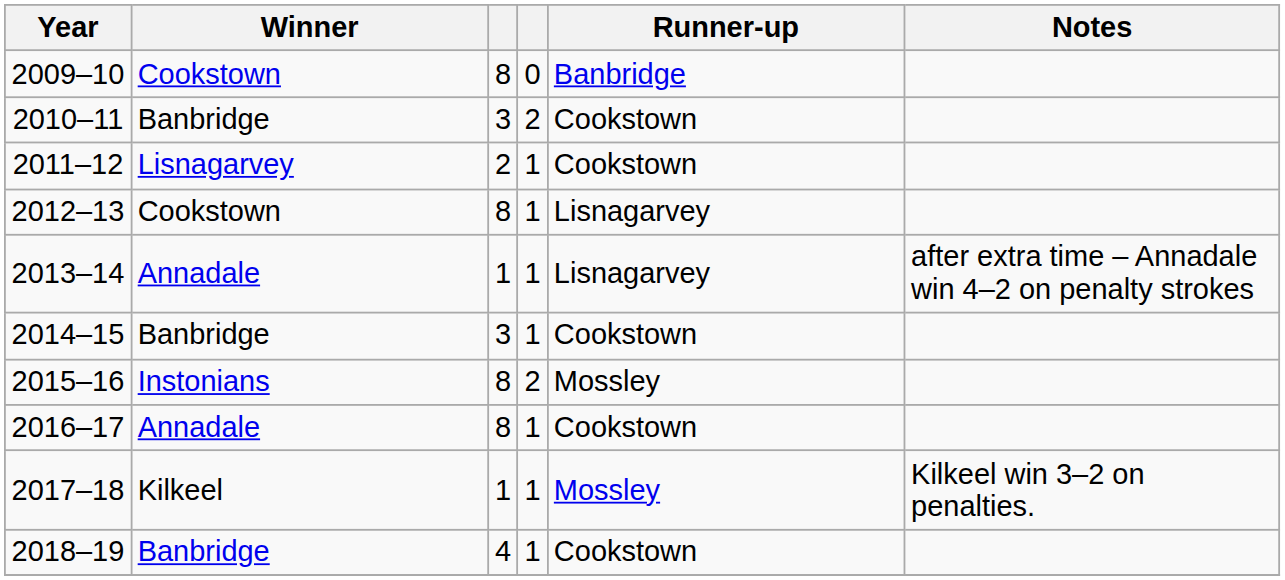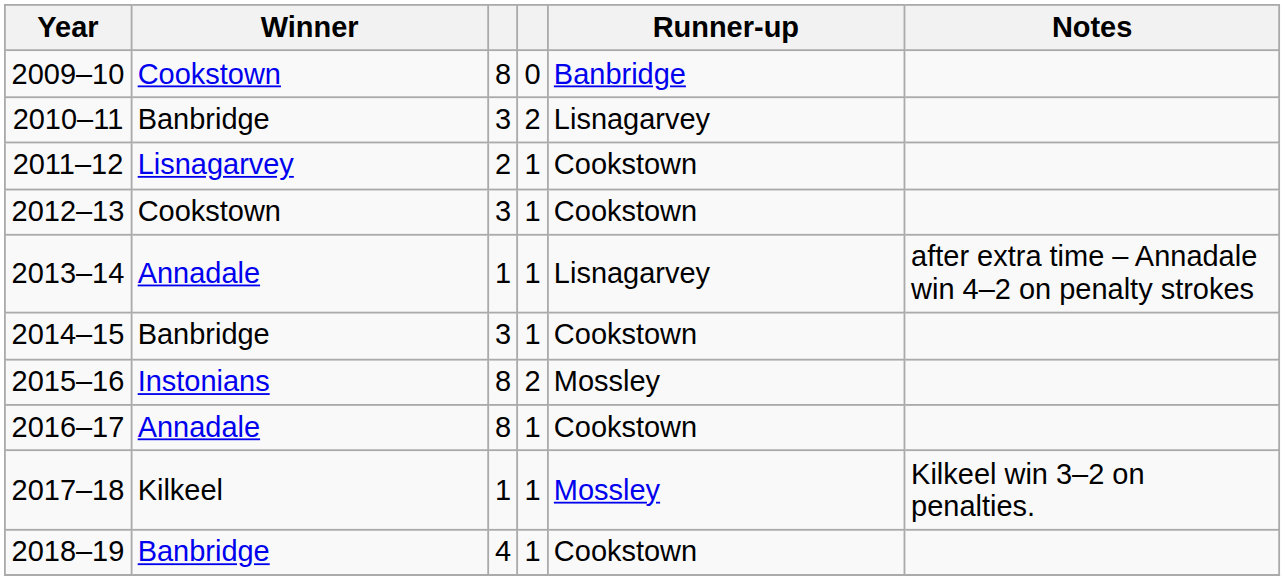(626, 119) Cookstown -> (632, 119) Lisnagarvey
(503, 211) 8 -> (503, 211) 3
(632, 211) Lisnagarvey -> (626, 211) Cookstown
